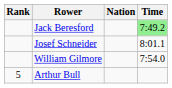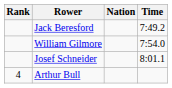(152, 28) lightgreen background -> (152, 28) no background
rows swapped: (68, 59) <-> (66, 43)
(18, 75) 5 -> (18, 75) 4
